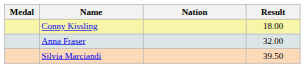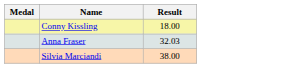- column: (195, 12)
(273, 41) 32.00 -> (170, 41) 32.03
(273, 56) 39.50 -> (170, 56) 38.00
